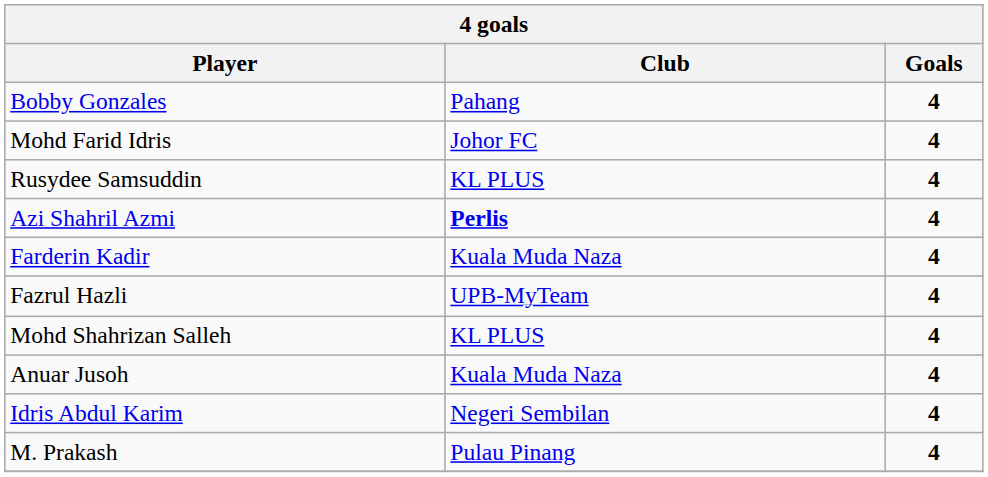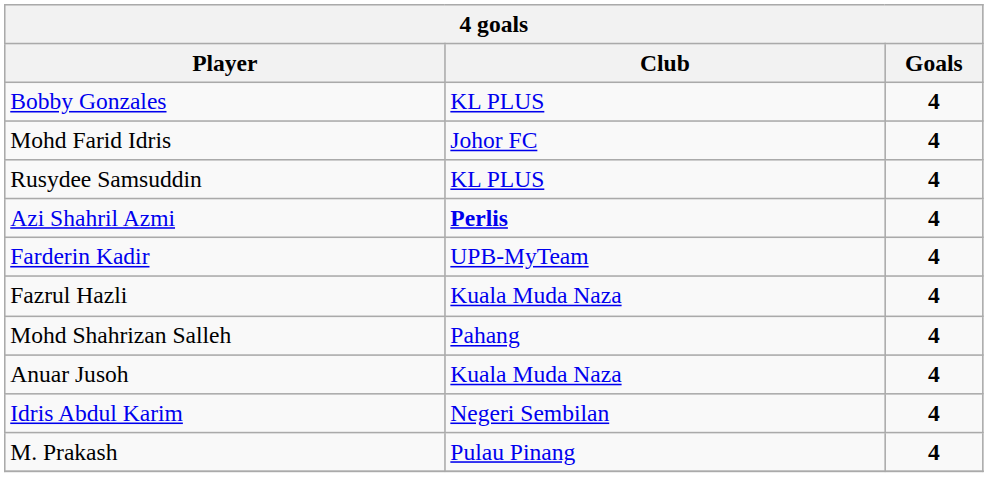(485, 101) Pahang -> (497, 101) KL PLUS
(536, 257) Kuala Muda Naza -> (519, 257) UPB-MyTeam
(519, 296) UPB-MyTeam -> (536, 296) Kuala Muda Naza
(497, 334) KL PLUS -> (485, 334) Pahang
